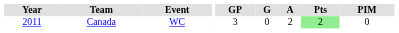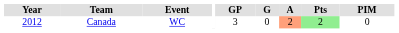(32, 22) 2011 -> (32, 22) 2012
(290, 22) no background -> (290, 22) lightsalmon background
